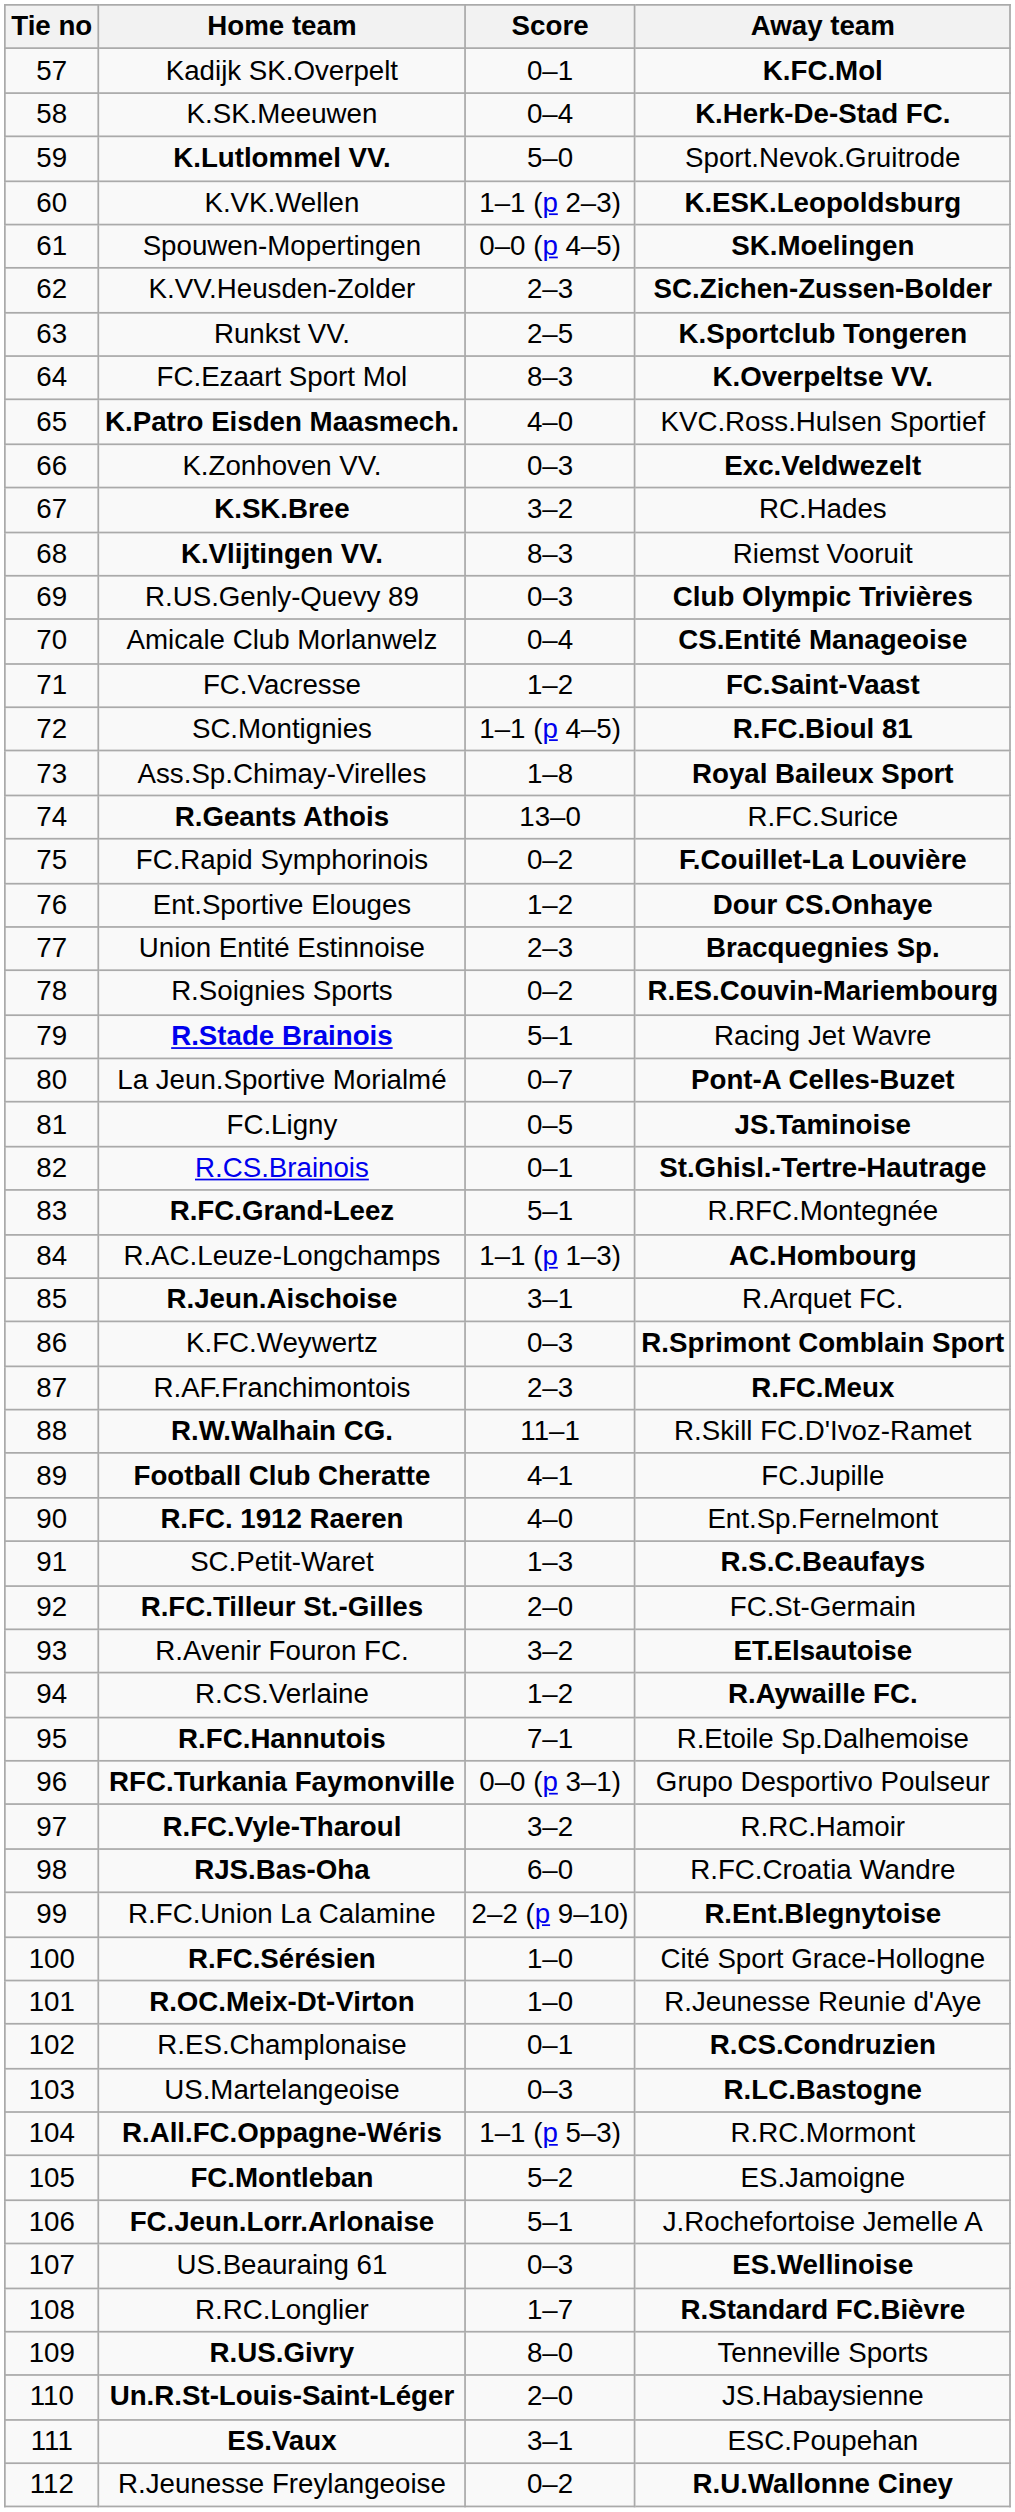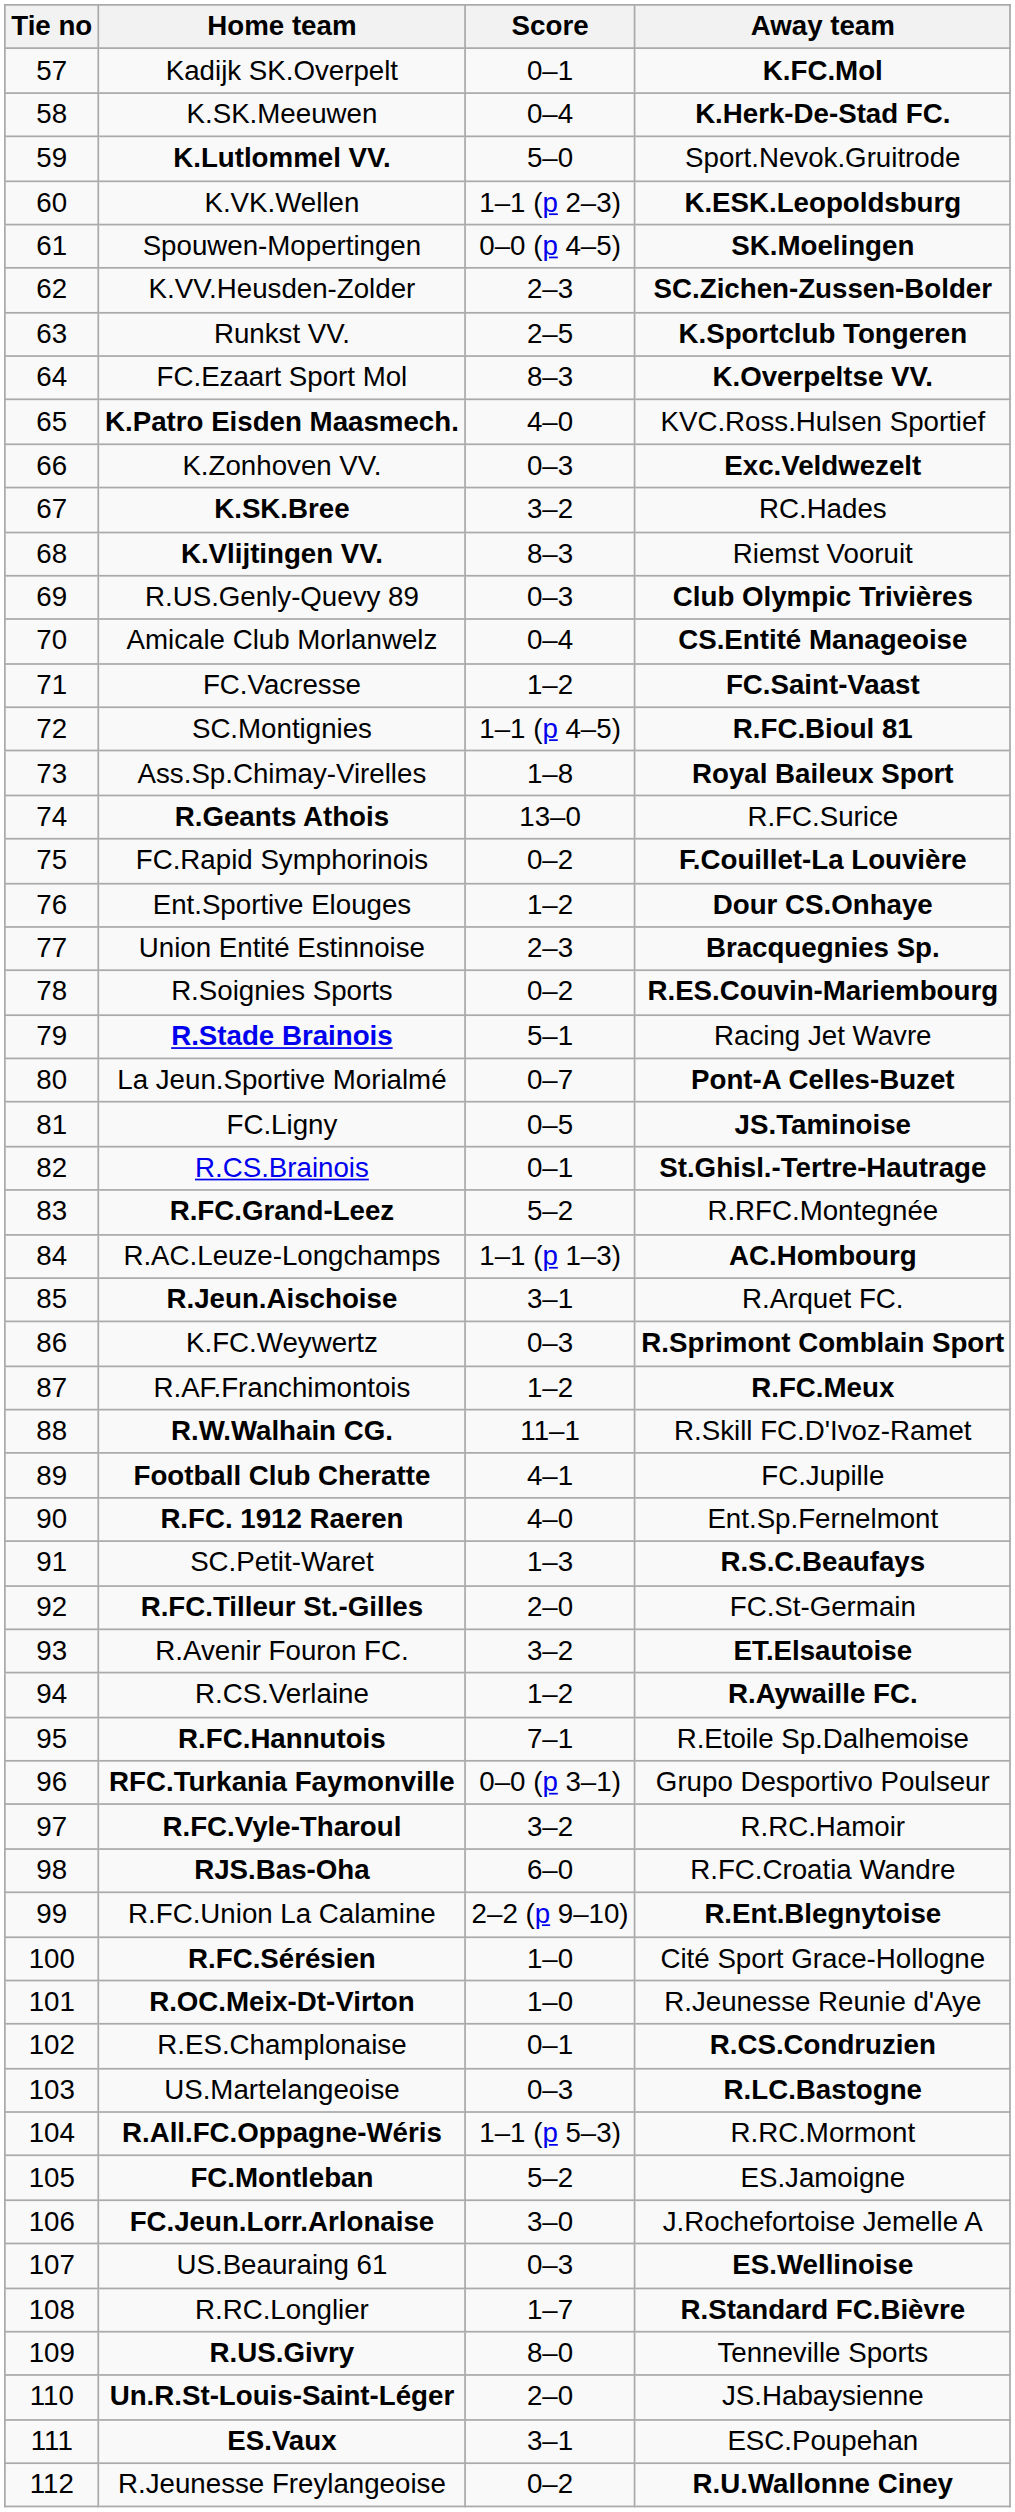(550, 1211) 5–1 -> (550, 1211) 5–2
(550, 1387) 2–3 -> (550, 1387) 1–2
(550, 2221) 5–1 -> (550, 2221) 3–0
